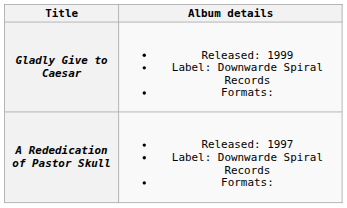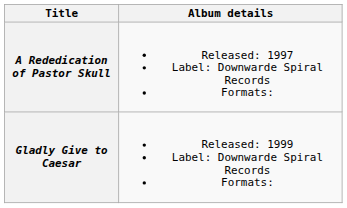rows swapped: (62, 157) <-> (62, 67)
